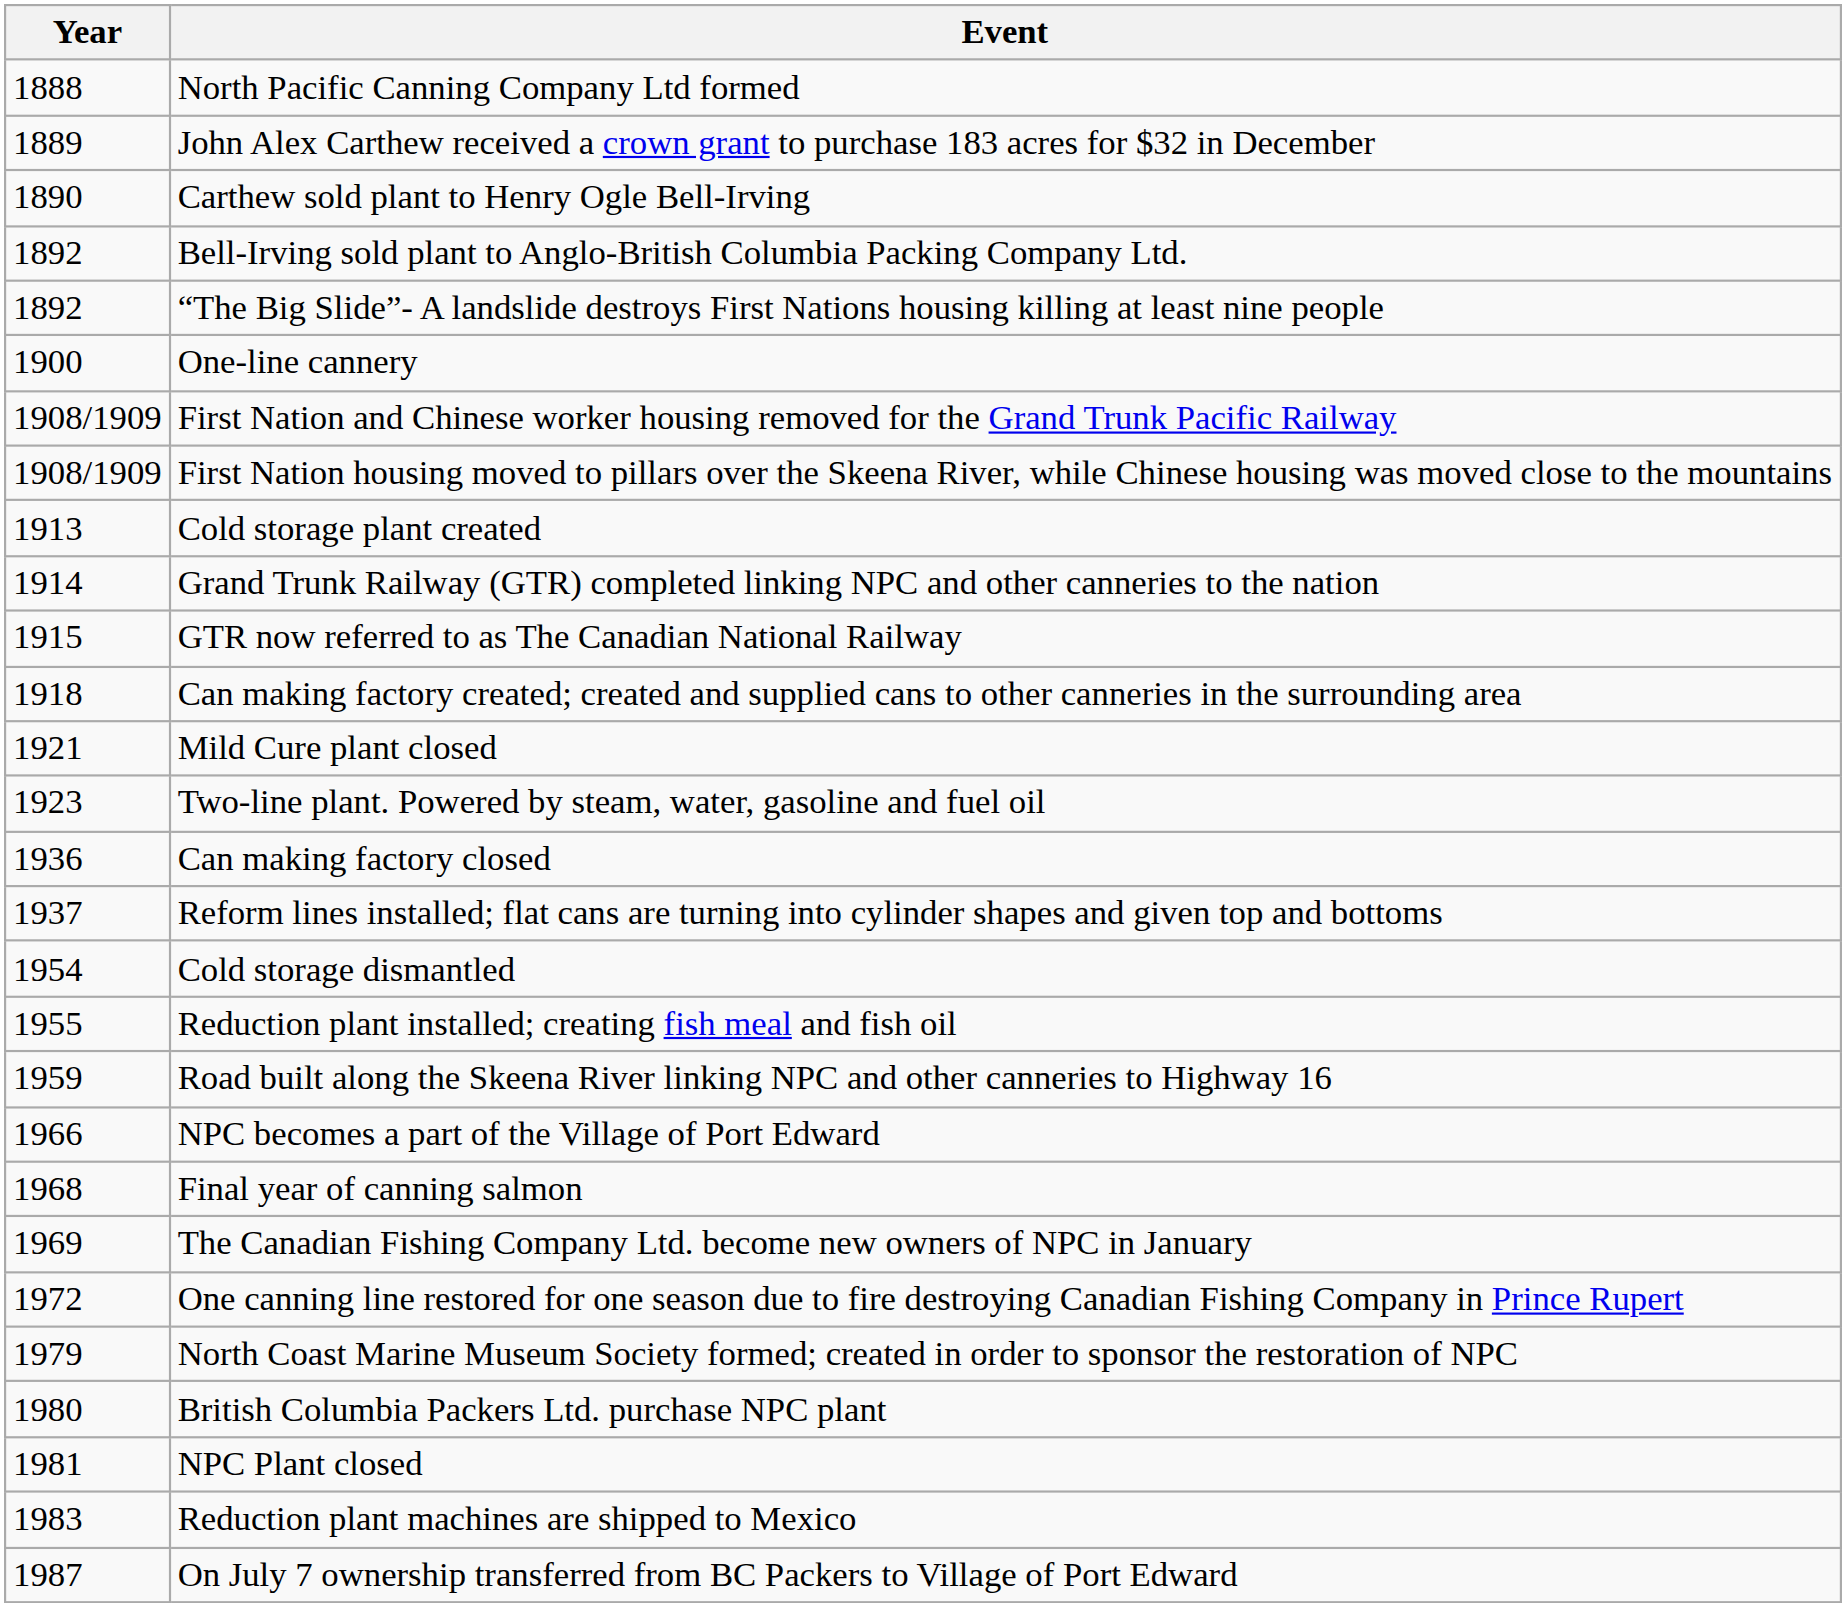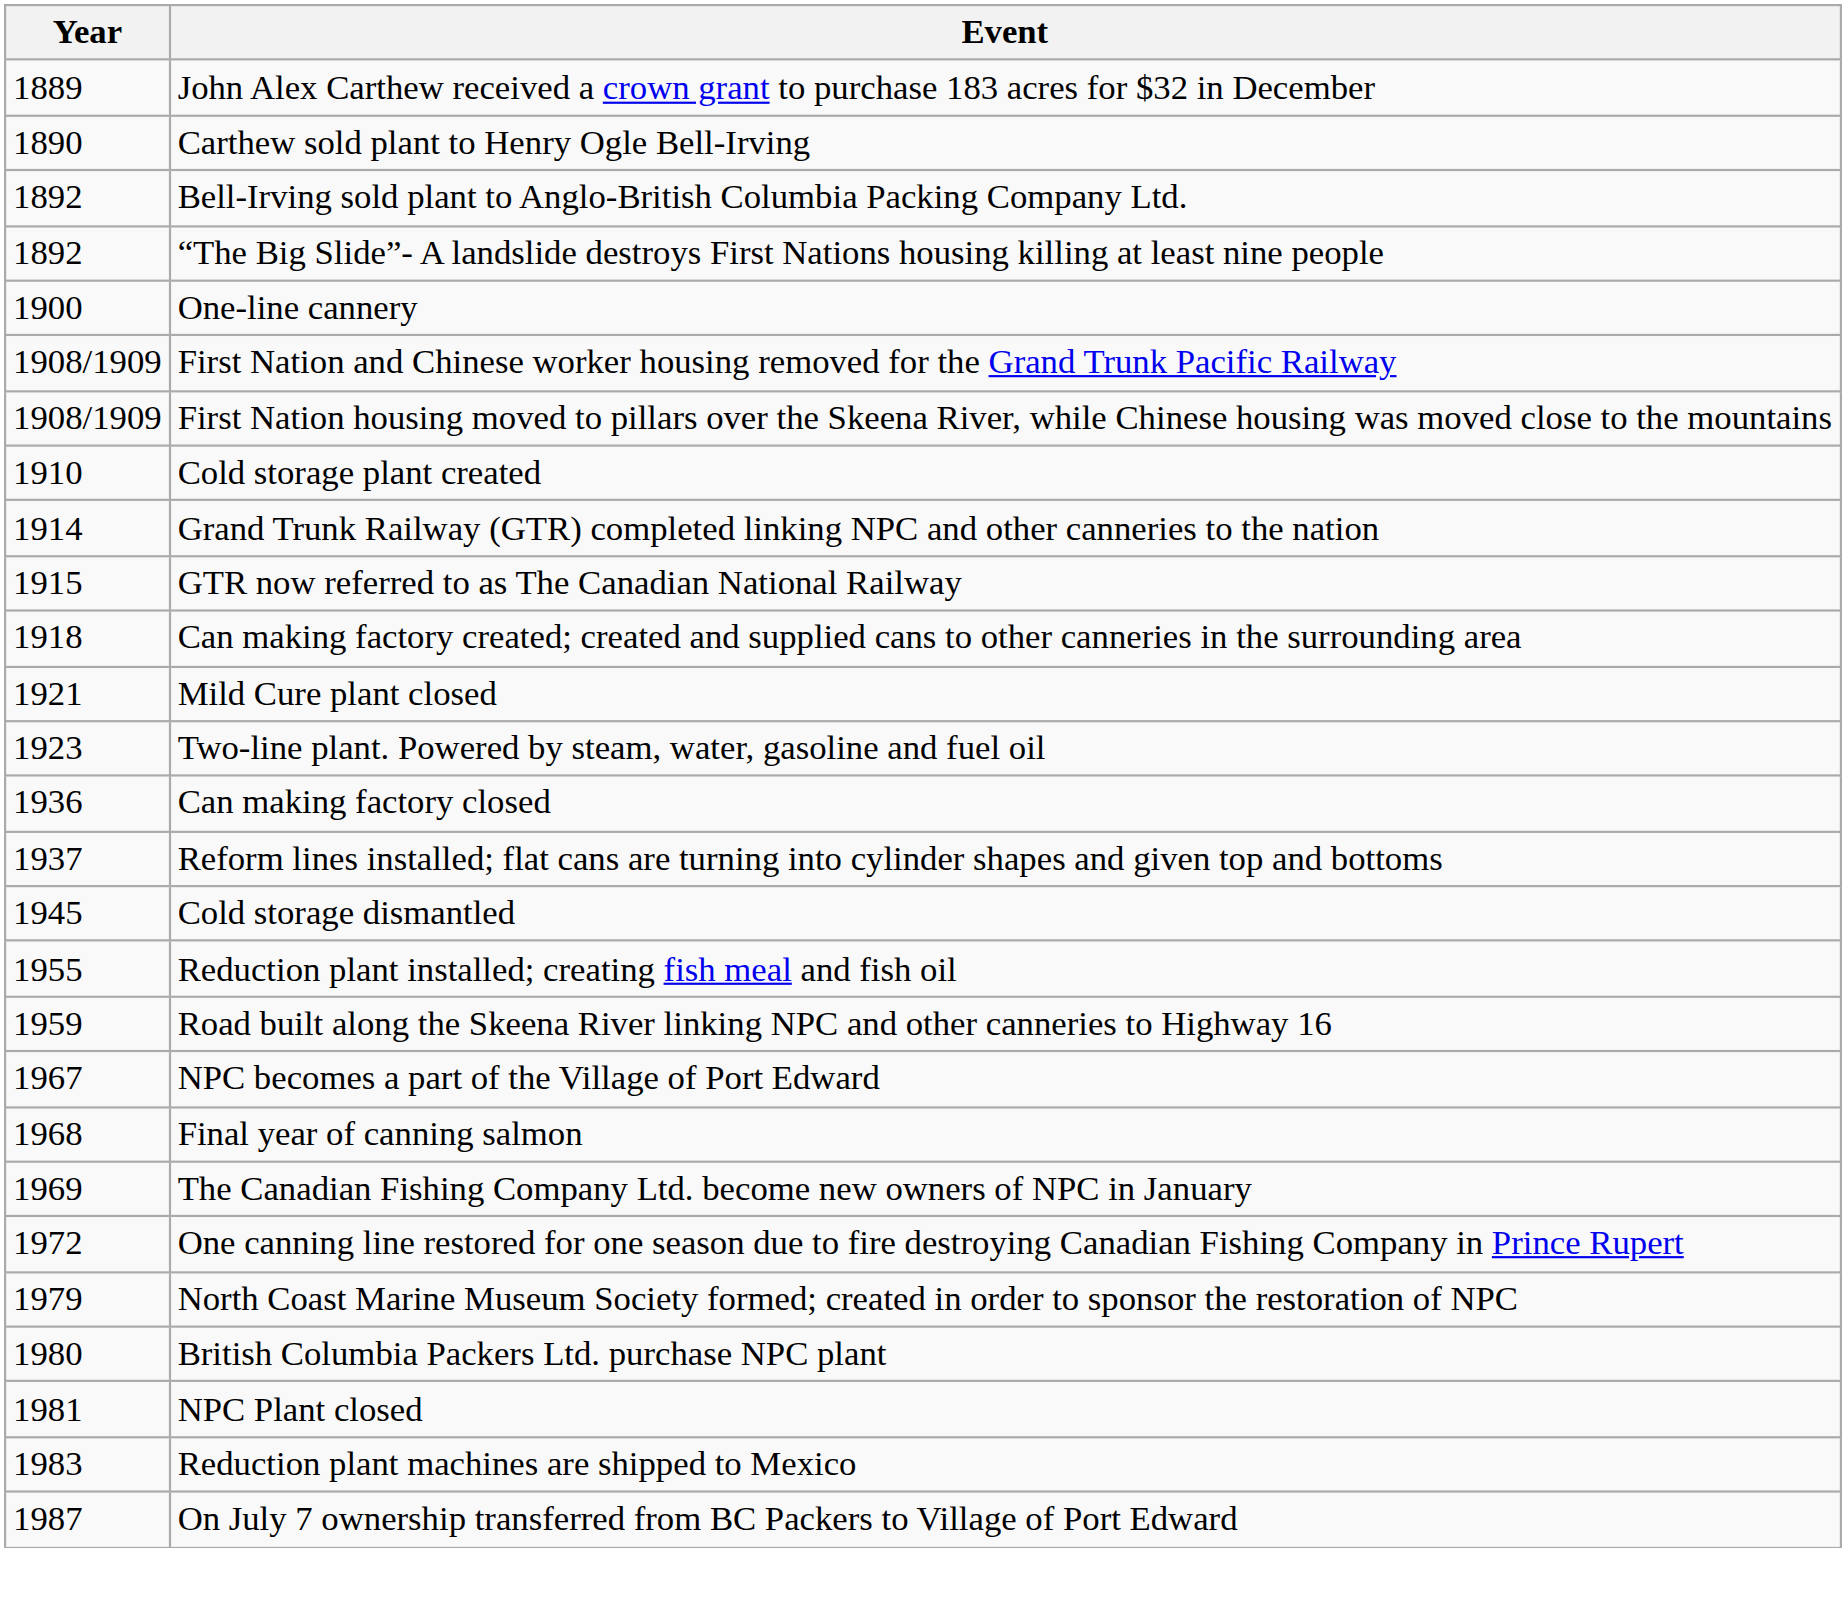- row: (489, 87)
(48, 527) 1913 -> (48, 472) 1910
(48, 968) 1954 -> (48, 913) 1945
(48, 1133) 1966 -> (48, 1078) 1967
